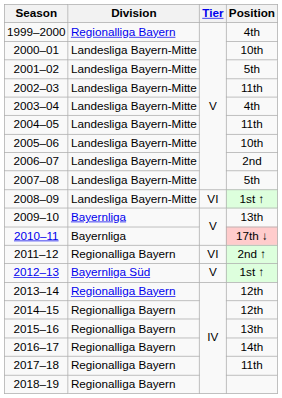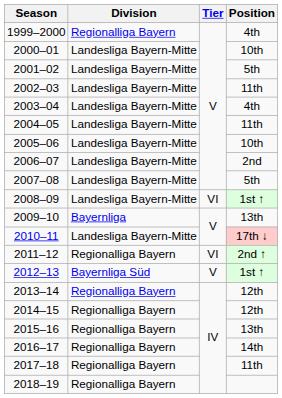(99, 236) Bayernliga -> (134, 236) Landesliga Bayern-Mitte
